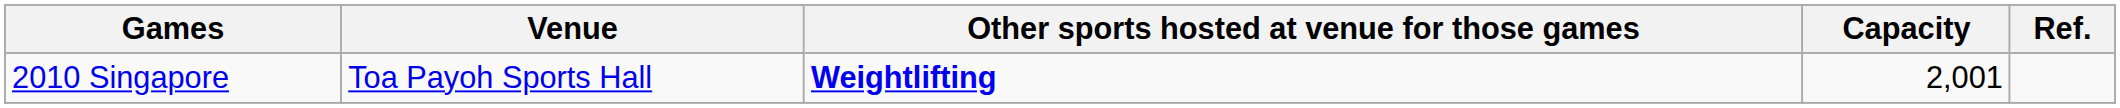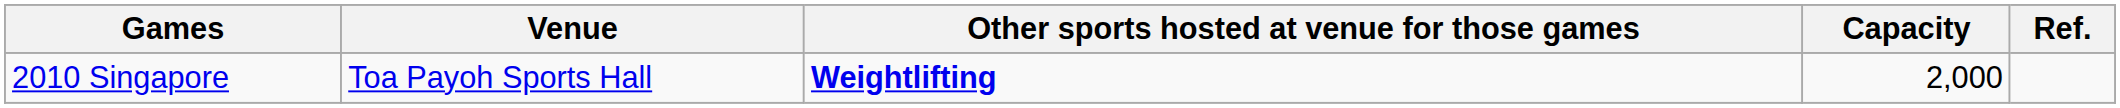(1964, 77) 2,001 -> (1964, 77) 2,000
